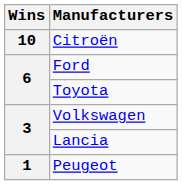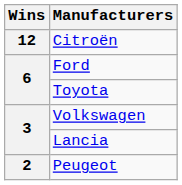(27, 42) 10 -> (27, 42) 12
(27, 167) 1 -> (27, 167) 2
